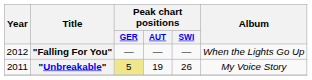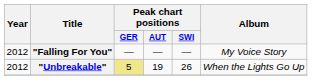(254, 51) When the Lights Go Up -> (254, 51) My Voice Story
(17, 67) 2011 -> (17, 67) 2012
(254, 67) My Voice Story -> (254, 67) When the Lights Go Up
